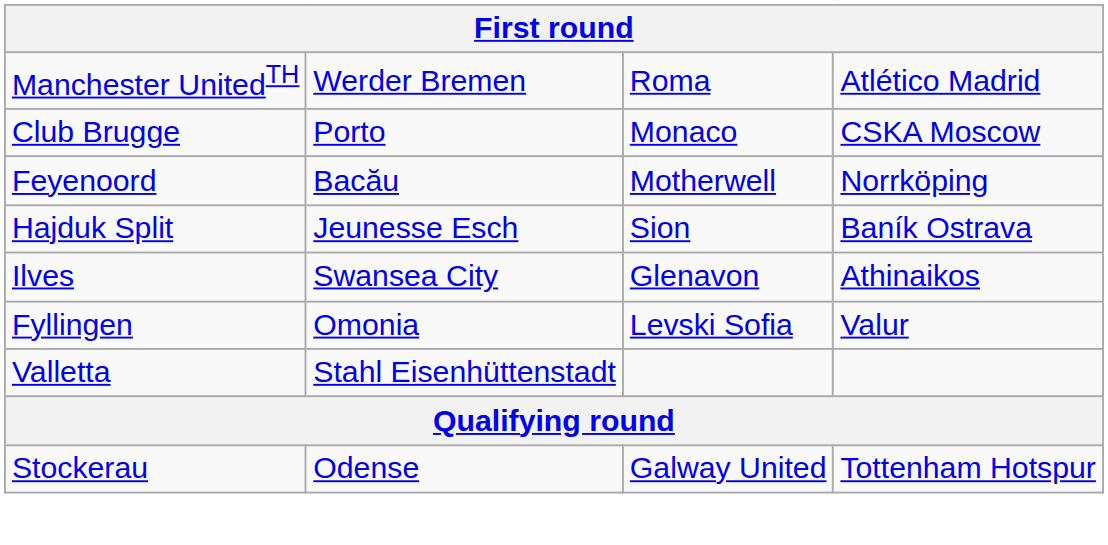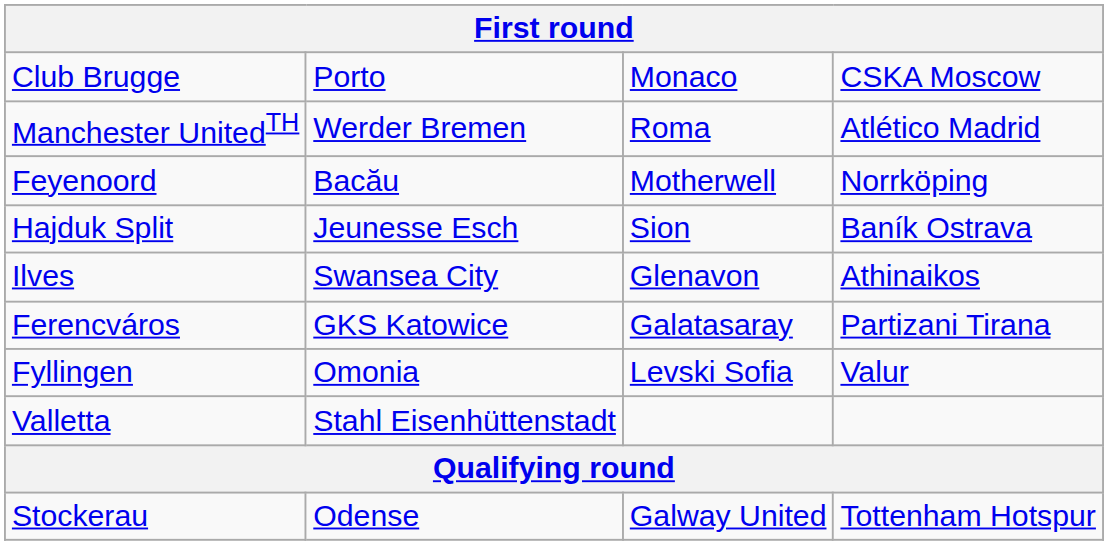rows swapped: (156, 80) <-> (96, 132)
+ row: (96, 324)
